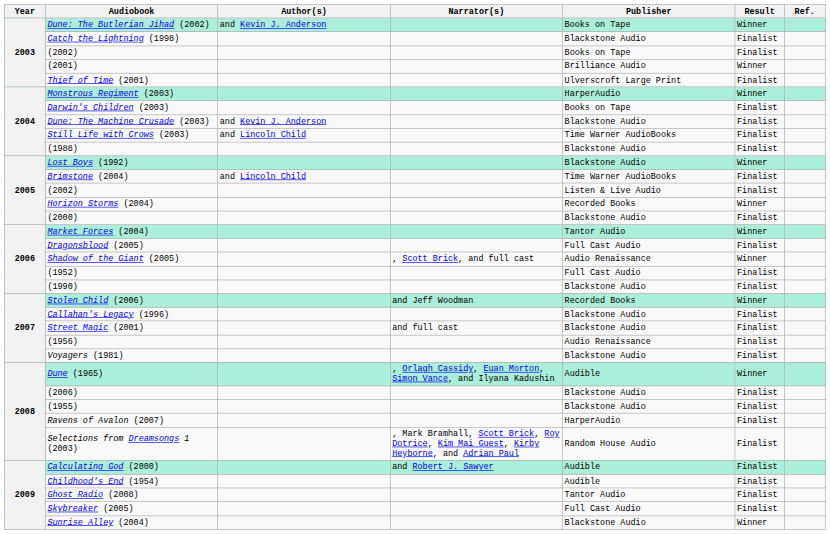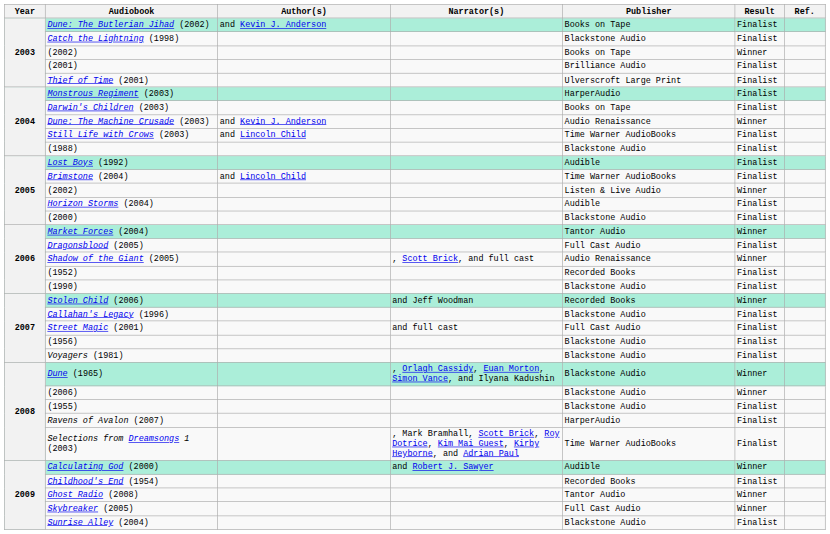(752, 25) Winner -> (757, 25) Finalist
(757, 53) Finalist -> (752, 53) Winner
(752, 66) Winner -> (757, 66) Finalist
(752, 94) Winner -> (757, 94) Finalist
(605, 121) Blackstone Audio -> (608, 121) Audio Renaissance
(757, 121) Finalist -> (752, 121) Winner
(605, 163) Blackstone Audio -> (582, 163) Audible
(752, 163) Winner -> (757, 163) Finalist
(757, 190) Finalist -> (752, 190) Winner
(600, 204) Recorded Books -> (582, 204) Audible
(752, 204) Winner -> (757, 204) Finalist
(603, 273) Full Cast Audio -> (600, 273) Recorded Books
(605, 328) Blackstone Audio -> (603, 328) Full Cast Audio
(608, 342) Audio Renaissance -> (605, 342) Blackstone Audio
(582, 374) Audible -> (605, 374) Blackstone Audio
(757, 393) Finalist -> (752, 393) Winner
(610, 444) Random House Audio -> (620, 444) Time Warner AudioBooks
(757, 467) Finalist -> (752, 467) Winner
(582, 481) Audible -> (600, 481) Recorded Books
(757, 495) Finalist -> (752, 495) Winner
(757, 509) Finalist -> (752, 509) Winner
(752, 522) Winner -> (757, 522) Finalist
